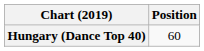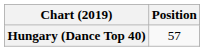(174, 35) 60 -> (174, 35) 57
